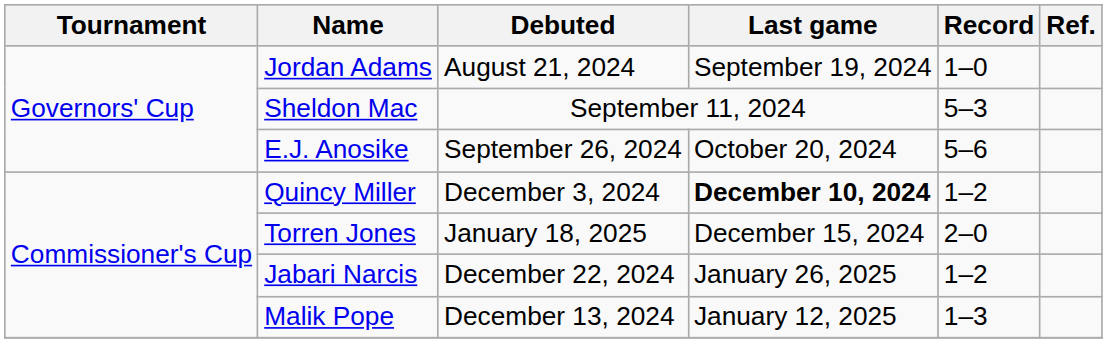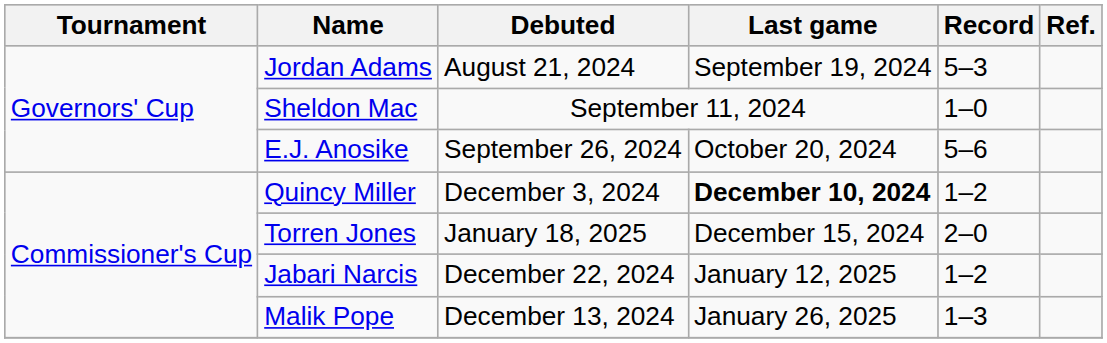(966, 66) 1–0 -> (966, 66) 5–3
(966, 108) 5–3 -> (966, 108) 1–0
(795, 274) January 26, 2025 -> (795, 274) January 12, 2025
(795, 316) January 12, 2025 -> (795, 316) January 26, 2025
